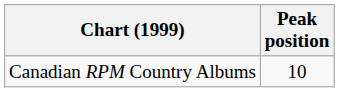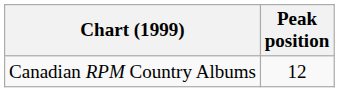(297, 71) 10 -> (297, 71) 12
